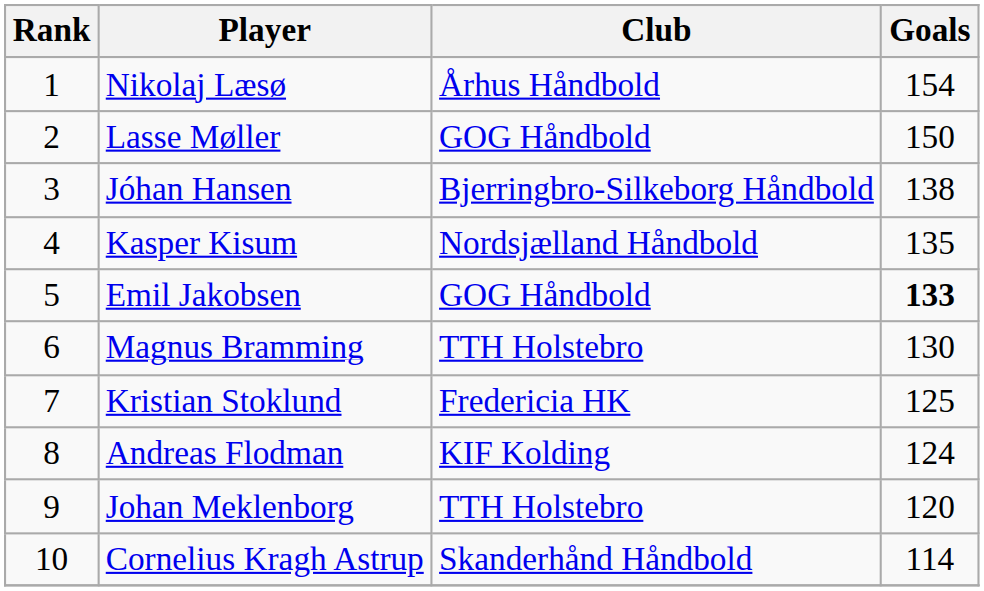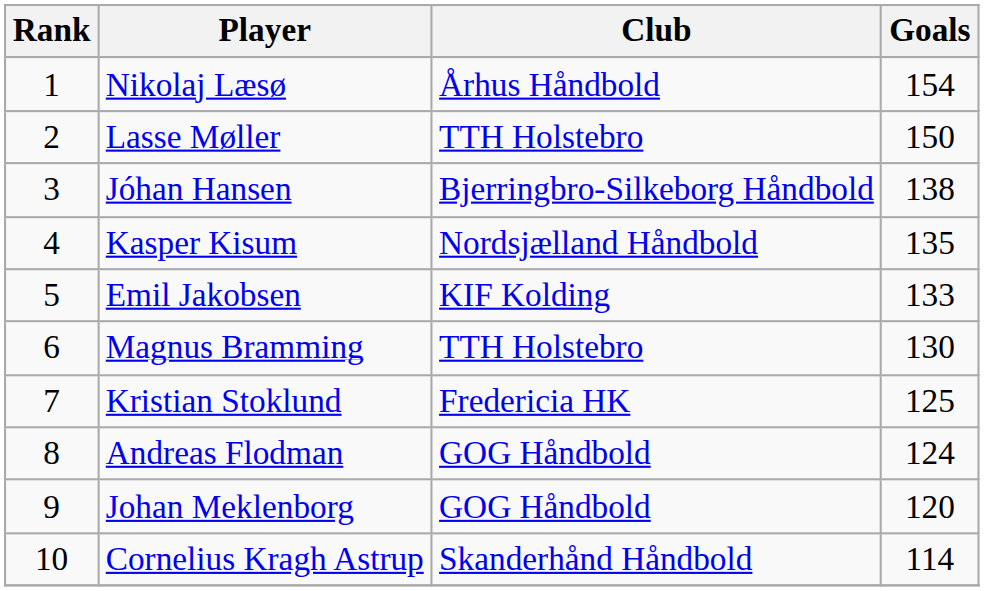(545, 136) GOG Håndbold -> (541, 136) TTH Holstebro
(545, 294) GOG Håndbold -> (525, 294) KIF Kolding
(930, 294) bold -> (930, 294) normal
(525, 453) KIF Kolding -> (545, 453) GOG Håndbold
(541, 505) TTH Holstebro -> (545, 505) GOG Håndbold
